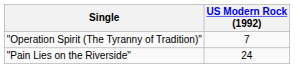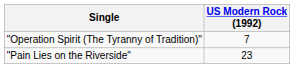(247, 55) 24 -> (247, 55) 23
